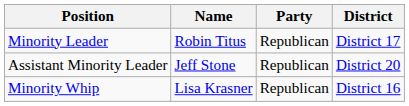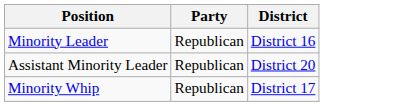- column: (214, 16)
(368, 40) District 17 -> (283, 40) District 16
(368, 88) District 16 -> (283, 88) District 17
